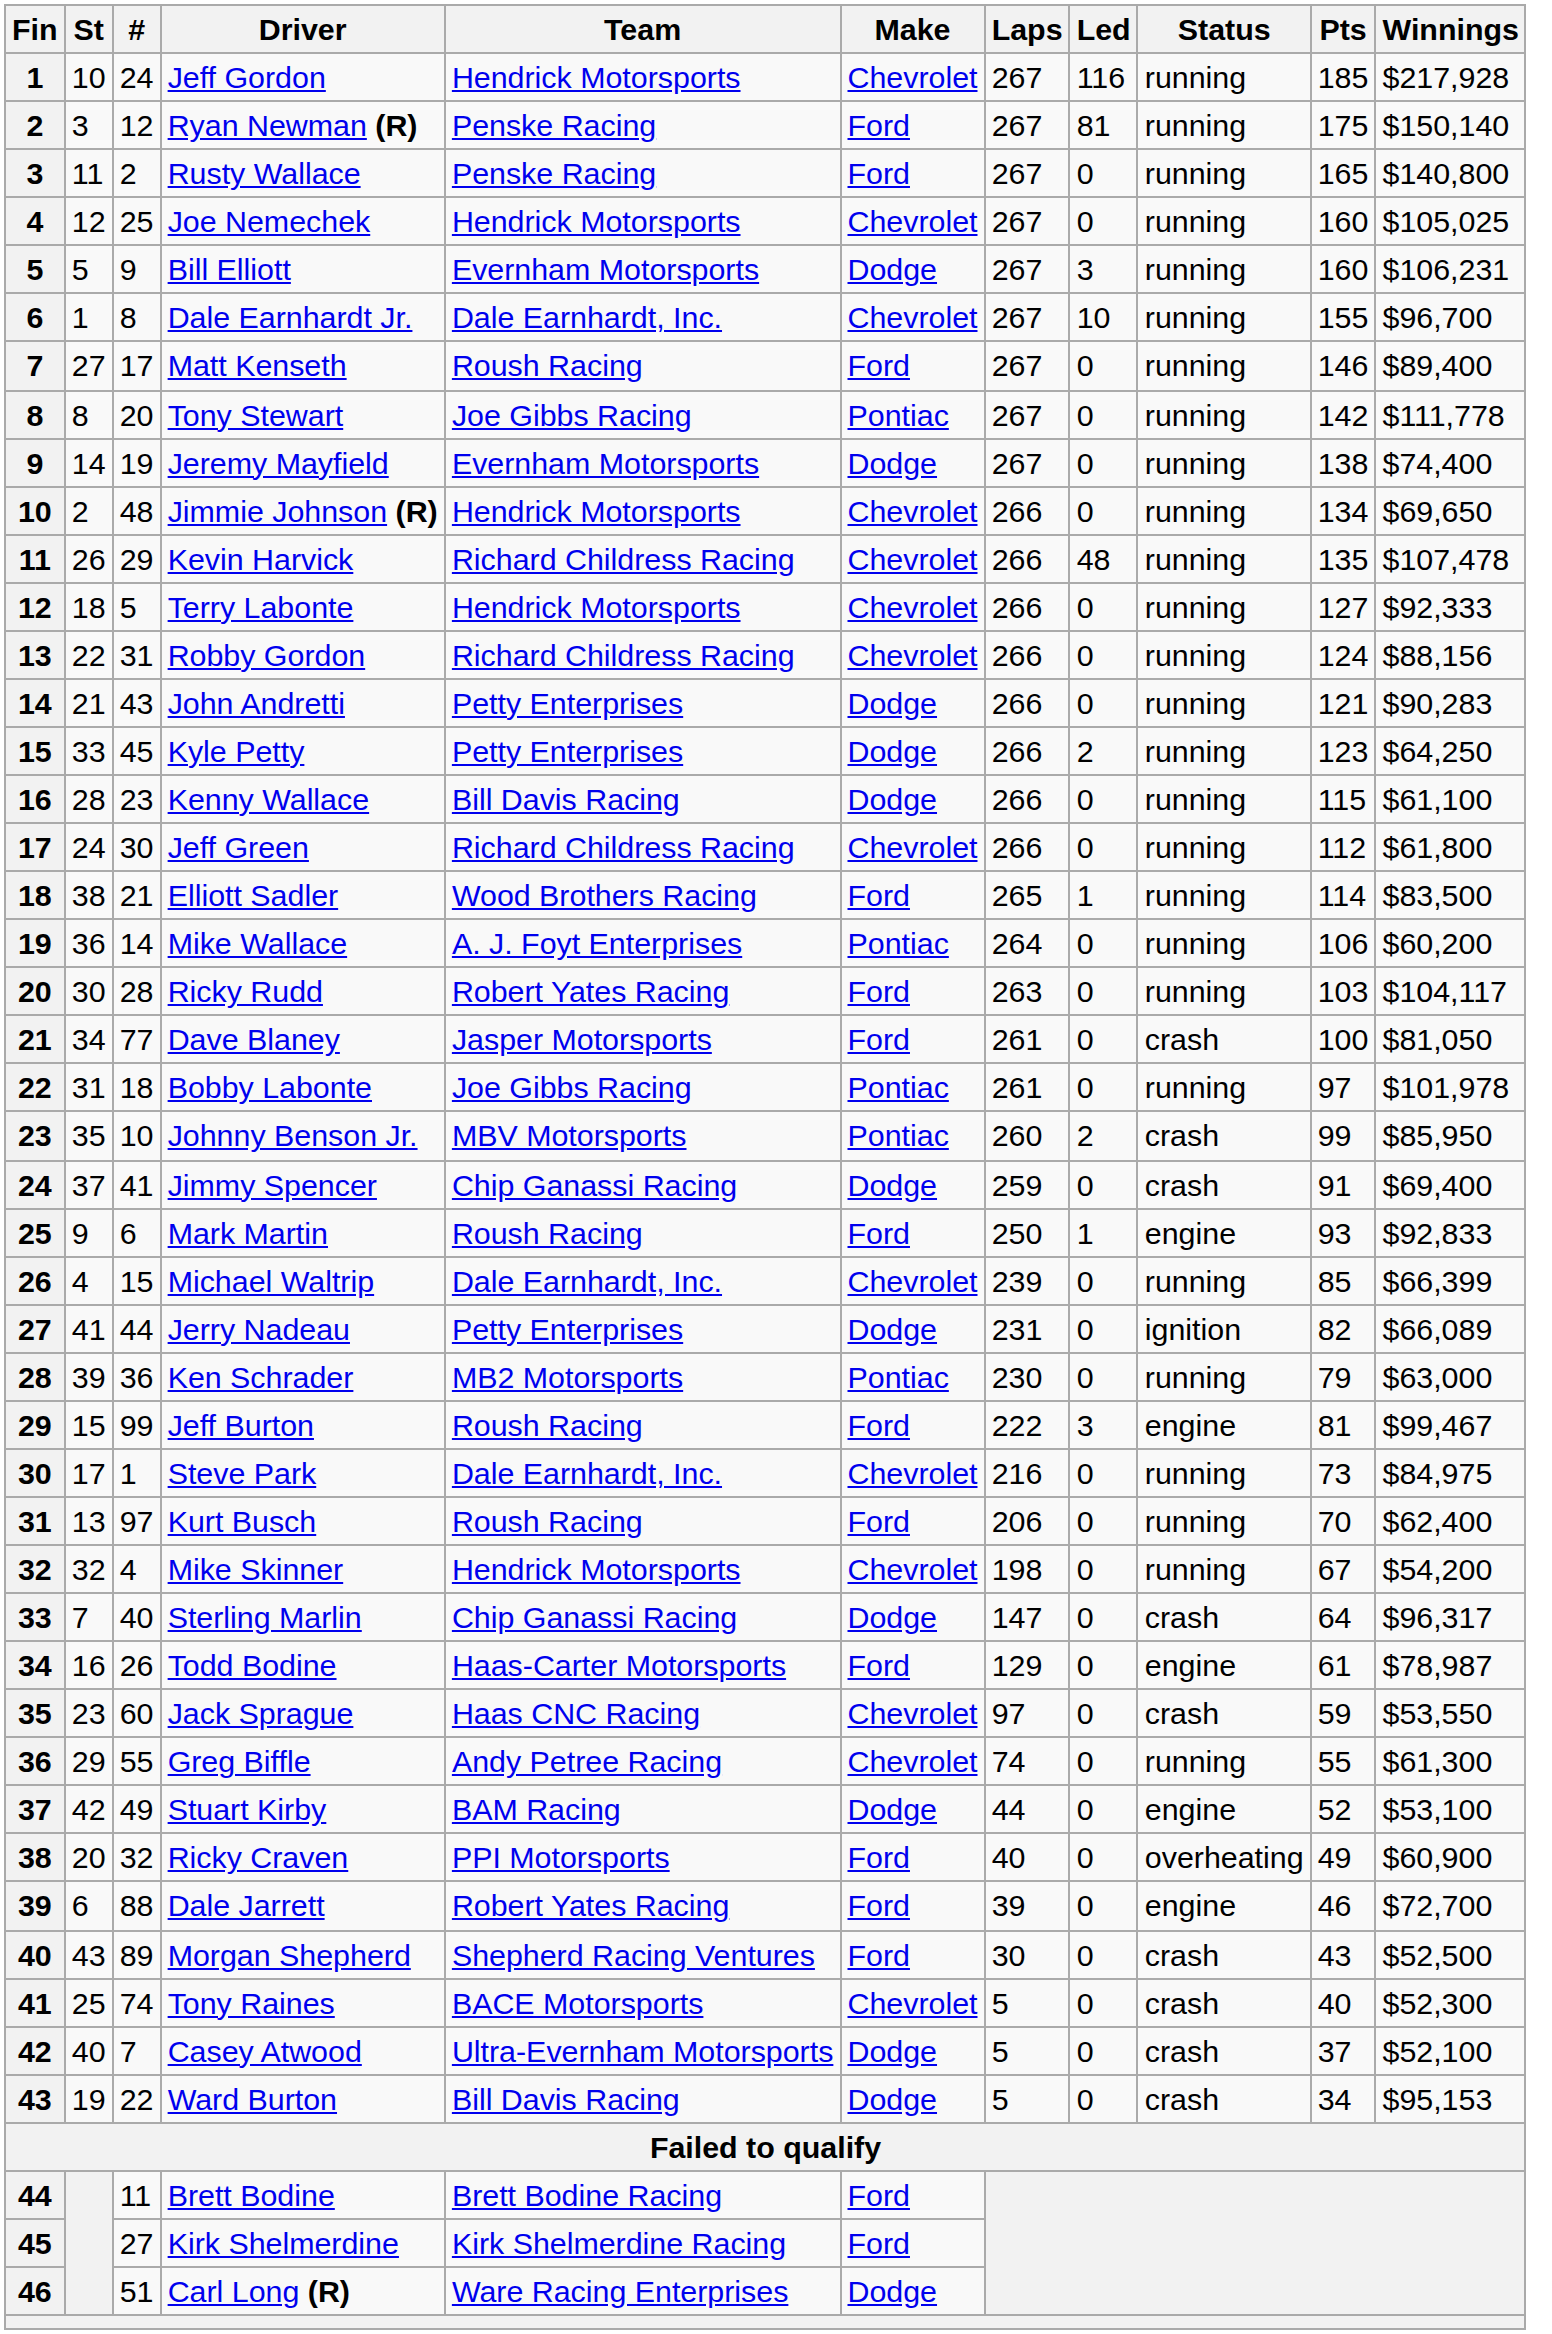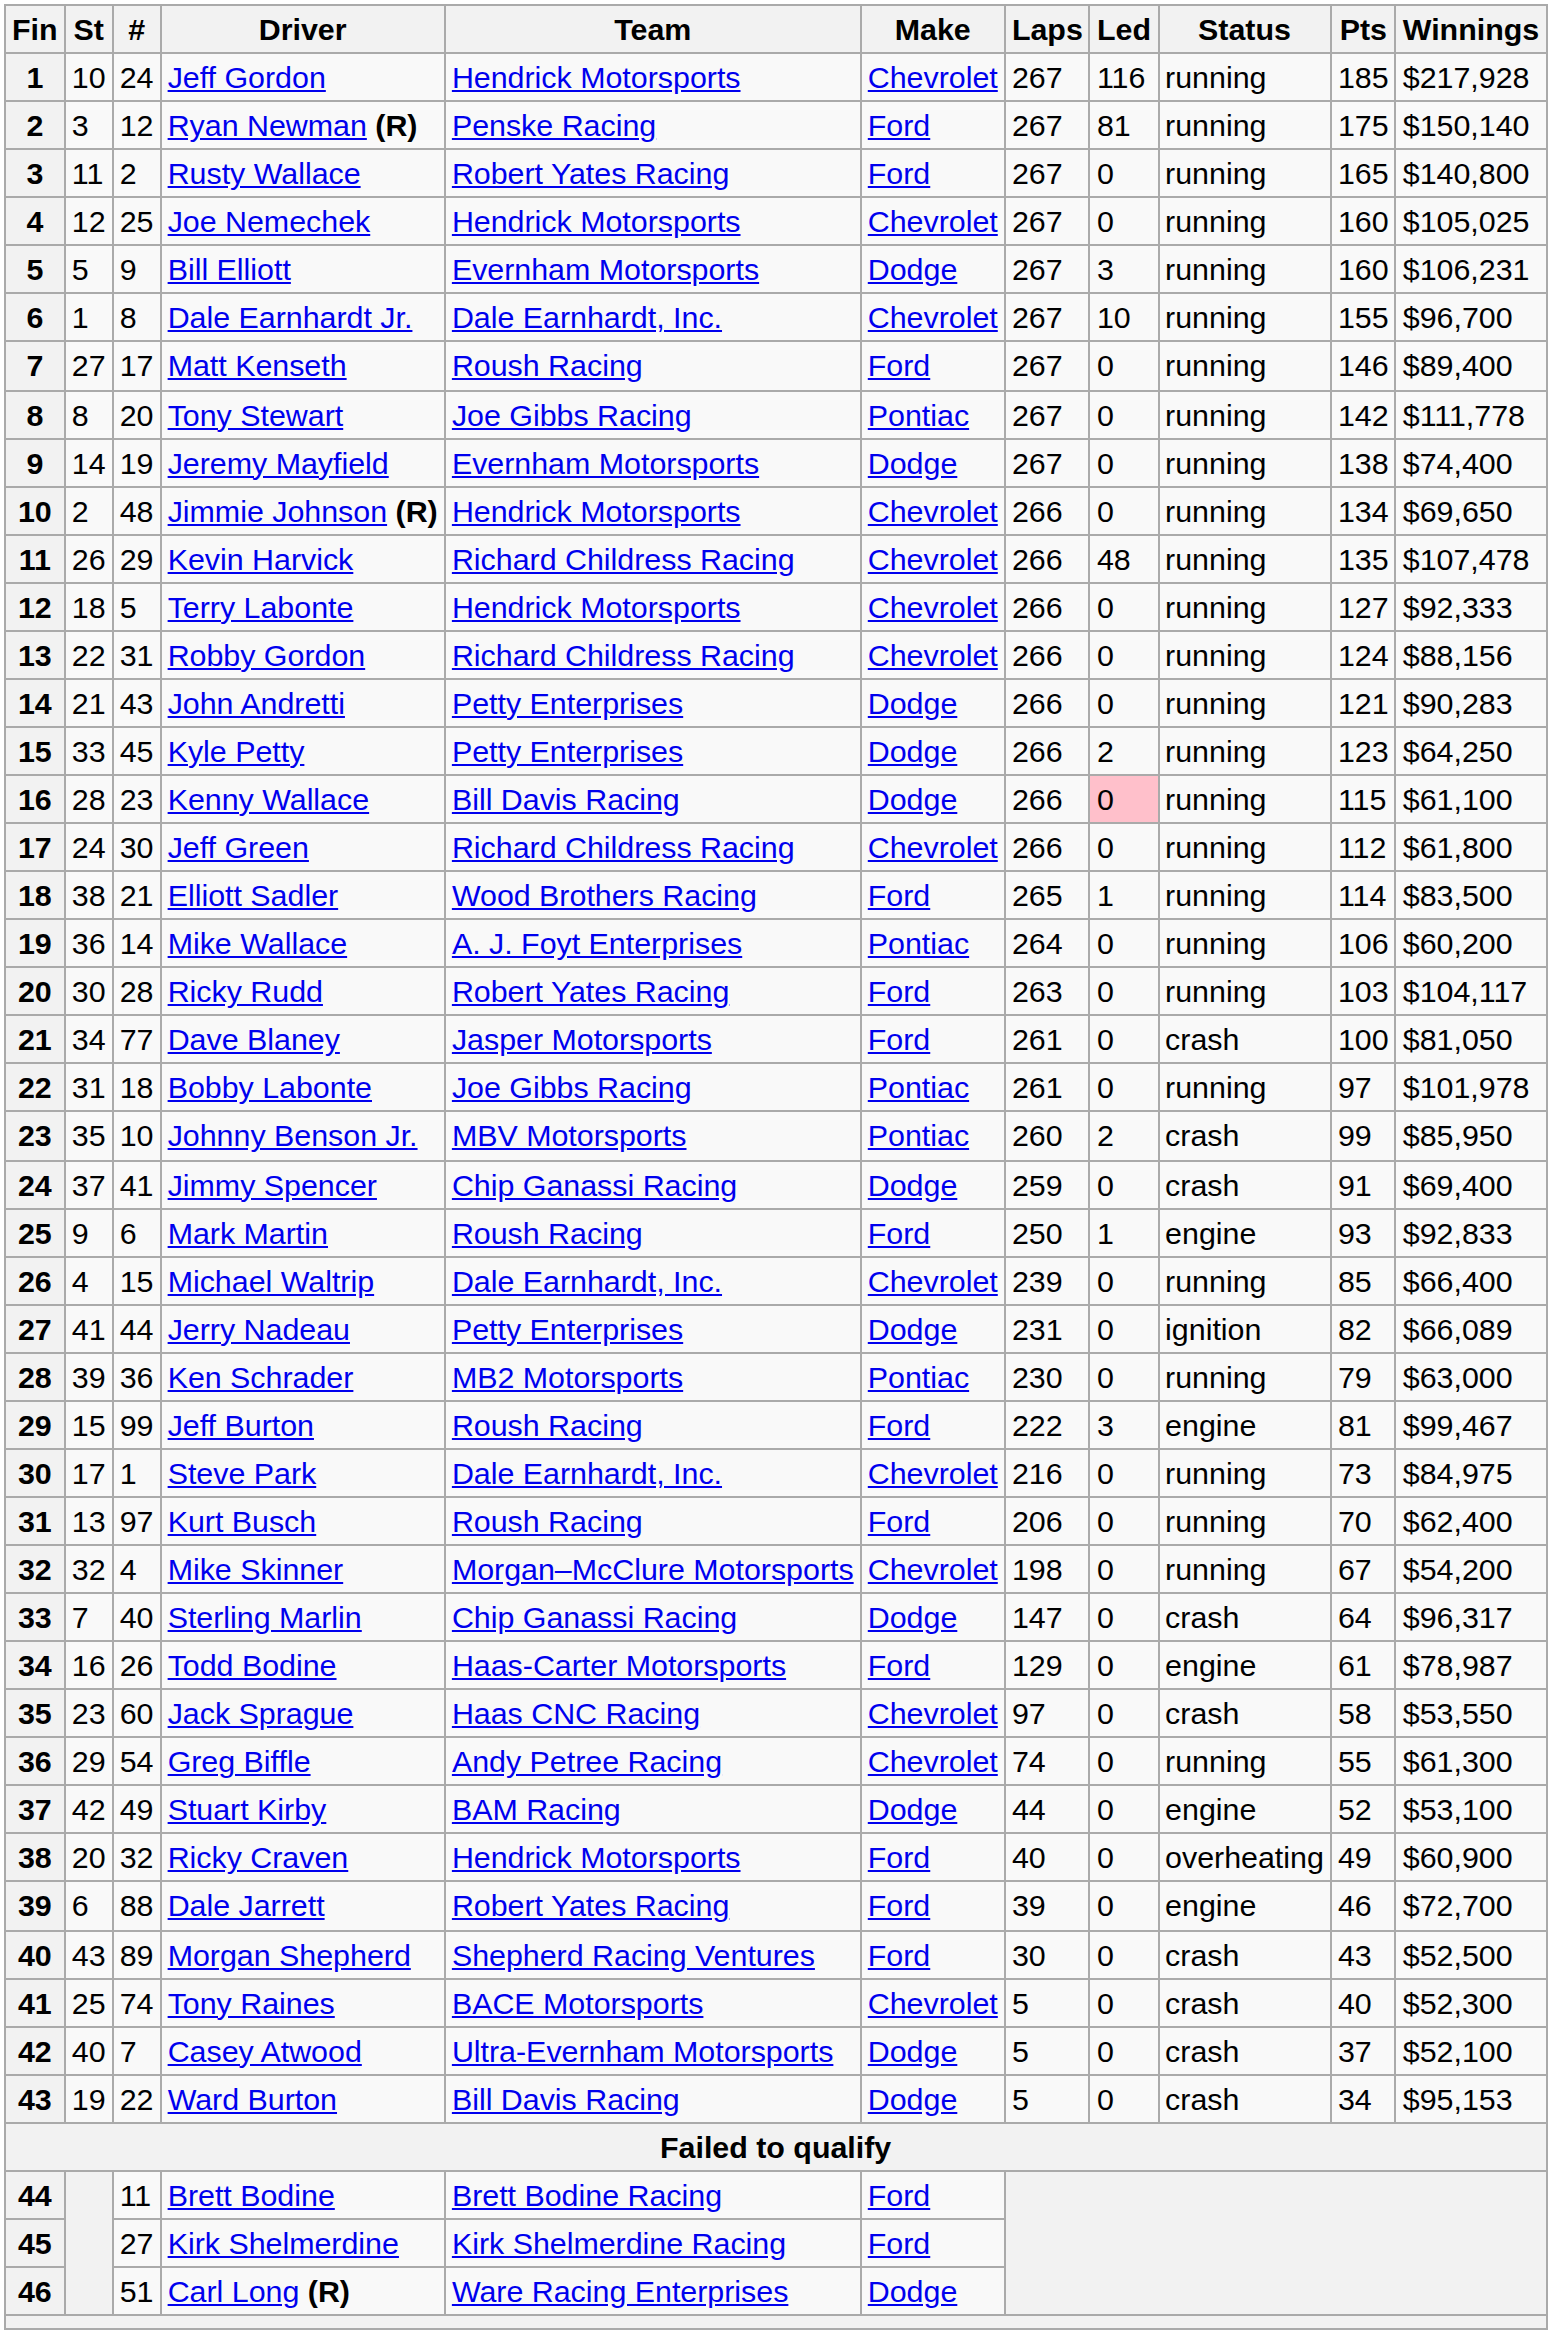(554, 174) Penske Racing -> (591, 174) Robert Yates Racing
(1085, 799) no background -> (1105, 799) pink background
(1437, 1280) $66,399 -> (1458, 1280) $66,400
(596, 1569) Hendrick Motorsports -> (653, 1569) Morgan–McClure Motorsports
(1335, 1714) 59 -> (1355, 1714) 58
(137, 1762) 55 -> (137, 1762) 54
(561, 1858) PPI Motorsports -> (596, 1858) Hendrick Motorsports
